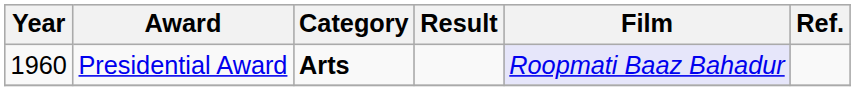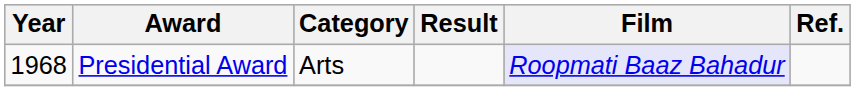(39, 64) 1960 -> (39, 64) 1968
(324, 64) bold -> (322, 64) normal
